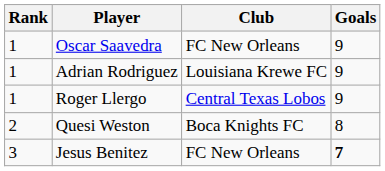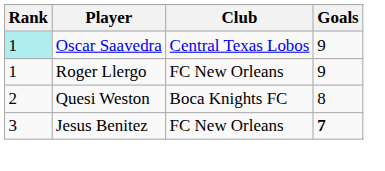(13, 44) no background -> (13, 44) paleturquoise background
(243, 44) FC New Orleans -> (240, 44) Central Texas Lobos
- row: (117, 71)
(256, 98) Central Texas Lobos -> (227, 71) FC New Orleans
